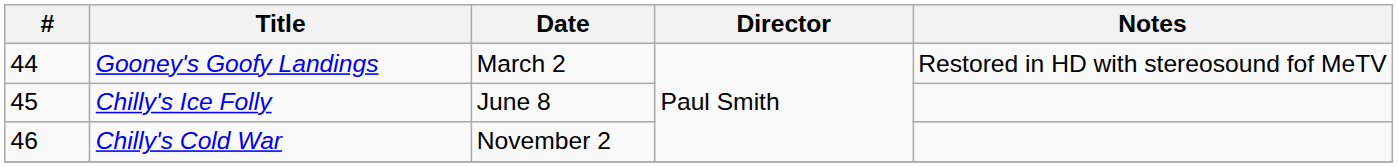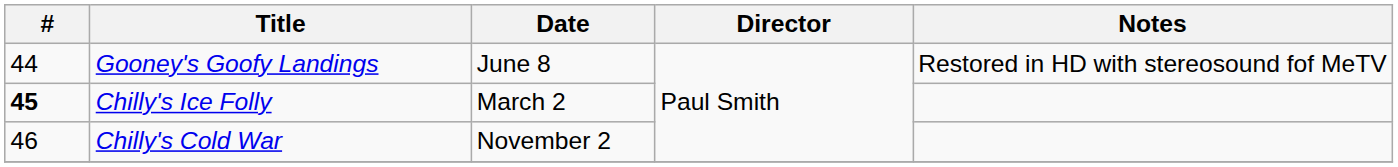(521, 63) March 2 -> (514, 63) June 8
(24, 102) normal -> (24, 102) bold
(514, 102) June 8 -> (521, 102) March 2
